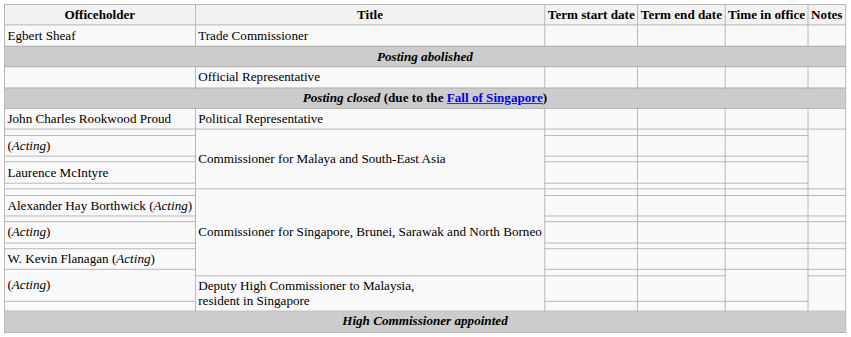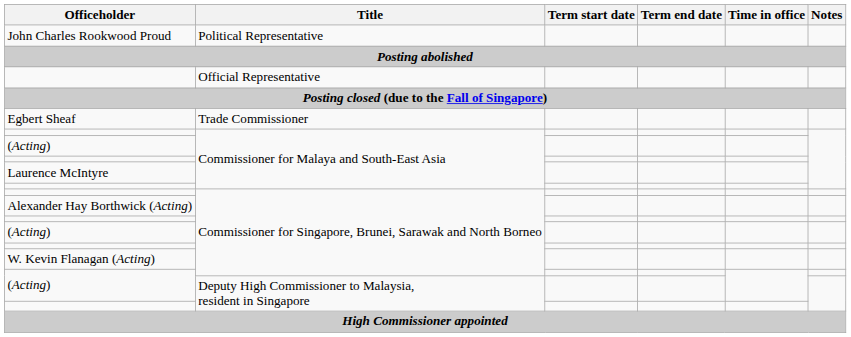rows swapped: (41, 35) <-> (89, 118)
